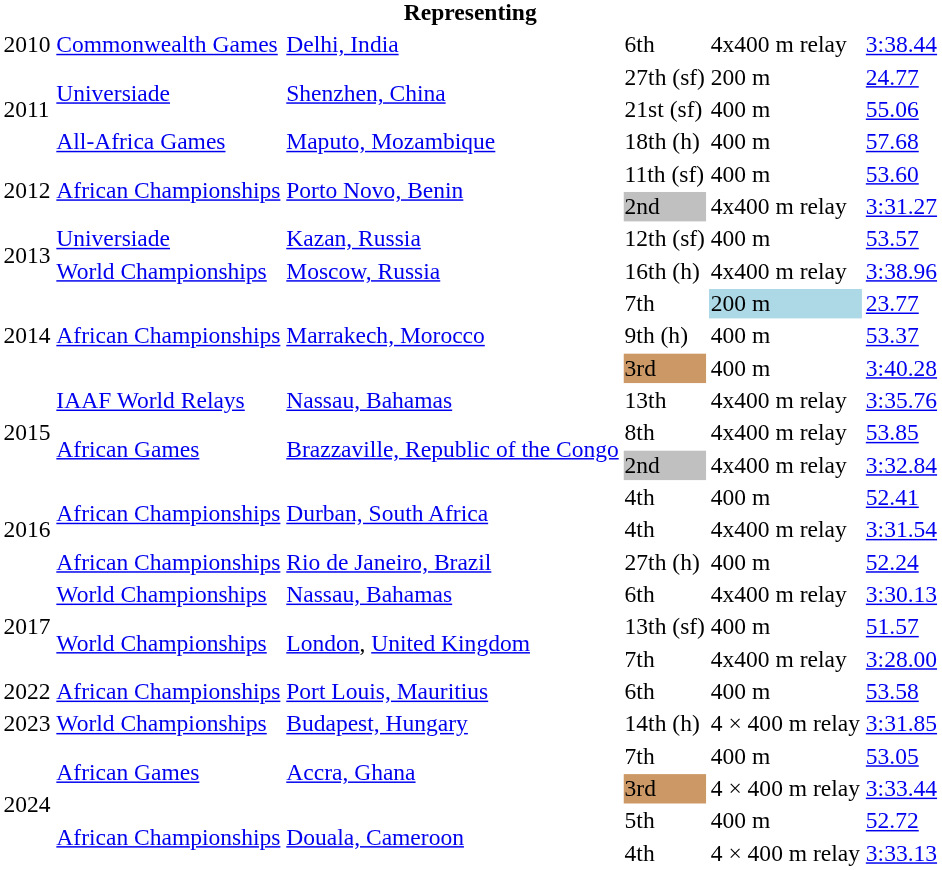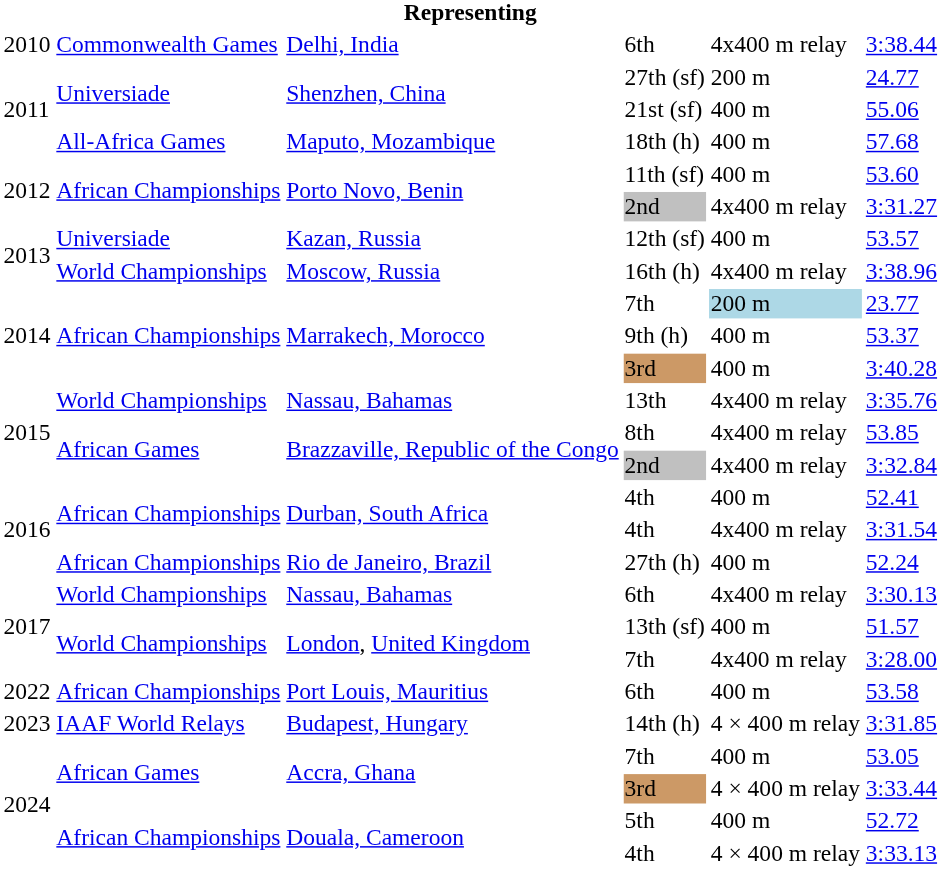(151, 400) IAAF World Relays -> (162, 400) World Championships
(162, 723) World Championships -> (151, 723) IAAF World Relays
